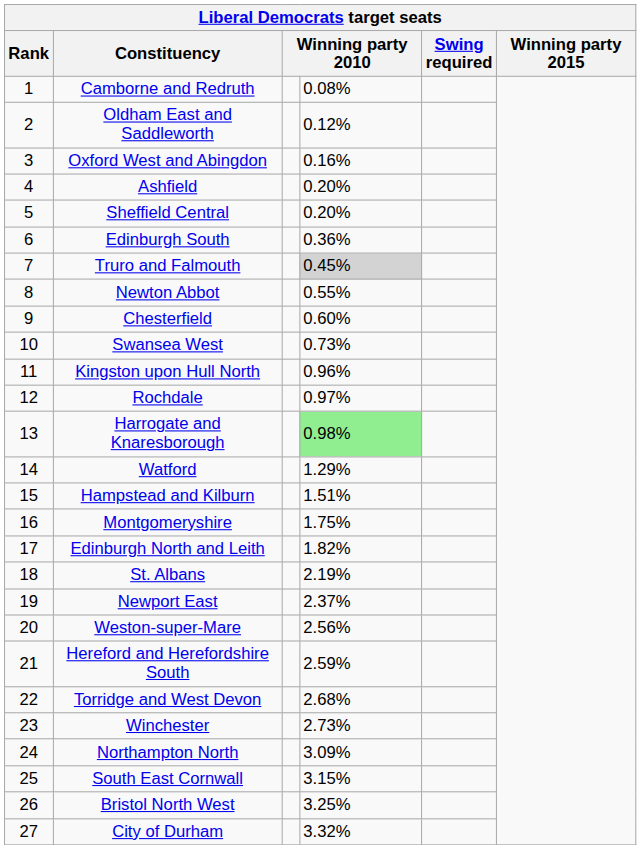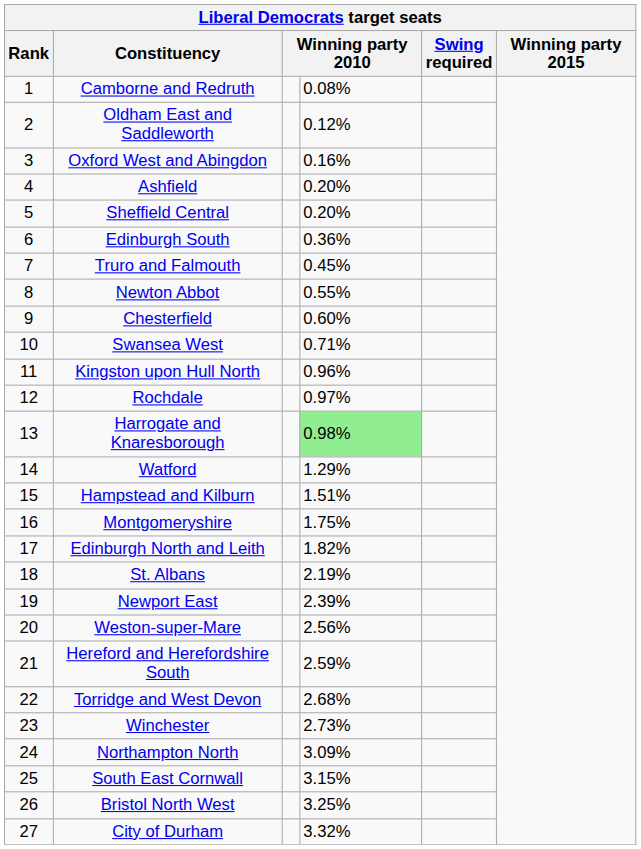(327, 266) lightgrey background -> (327, 266) no background
(327, 345) 0.73% -> (327, 345) 0.71%
(327, 601) 2.37% -> (327, 601) 2.39%
